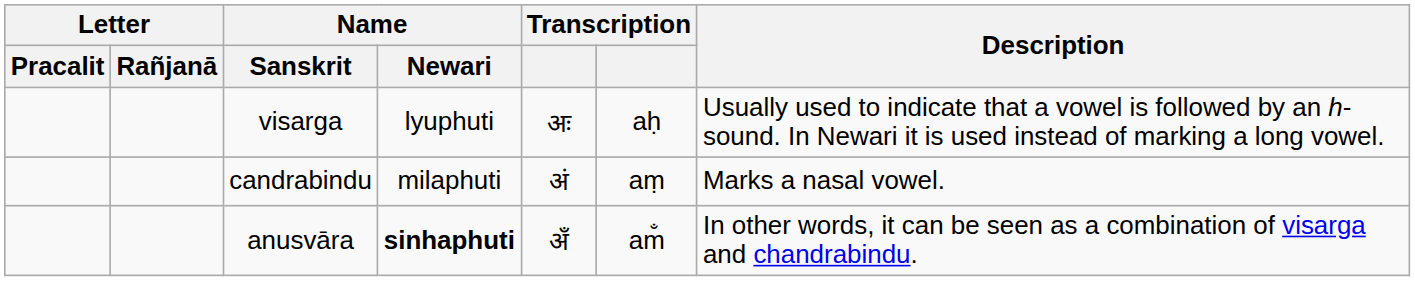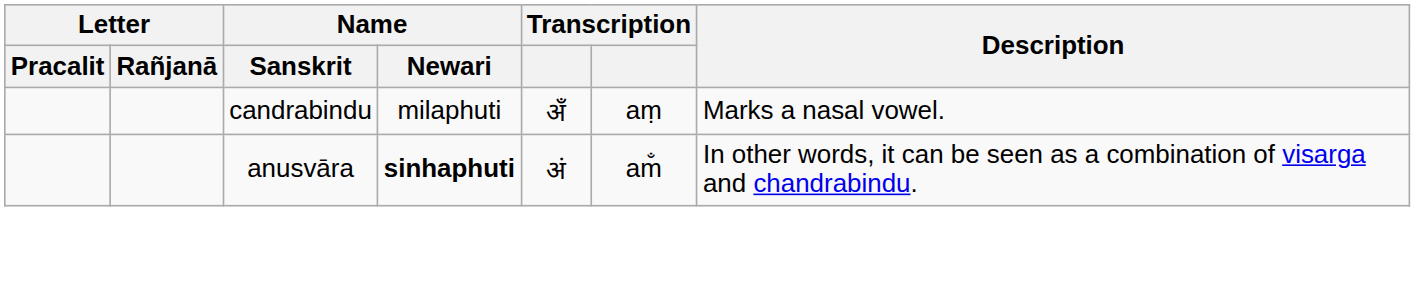- row: (301, 121)
(559, 182) अं -> (556, 112) अँ
(559, 241) अँ -> (556, 171) अं
